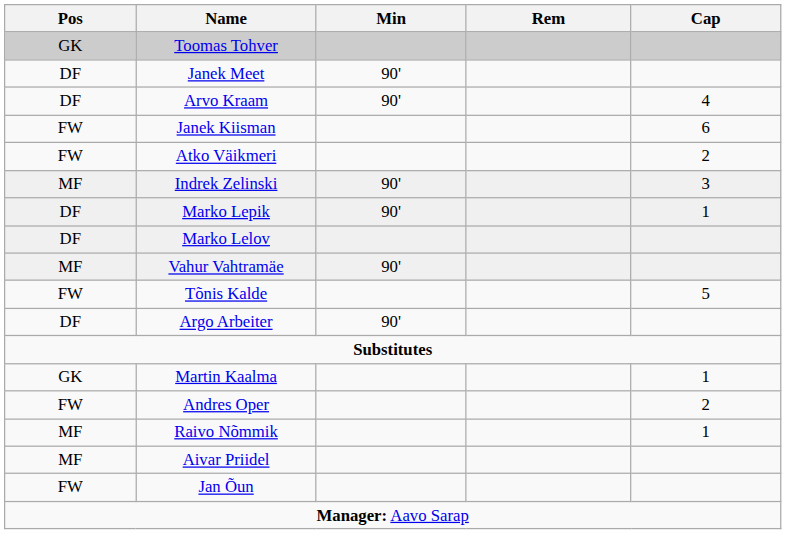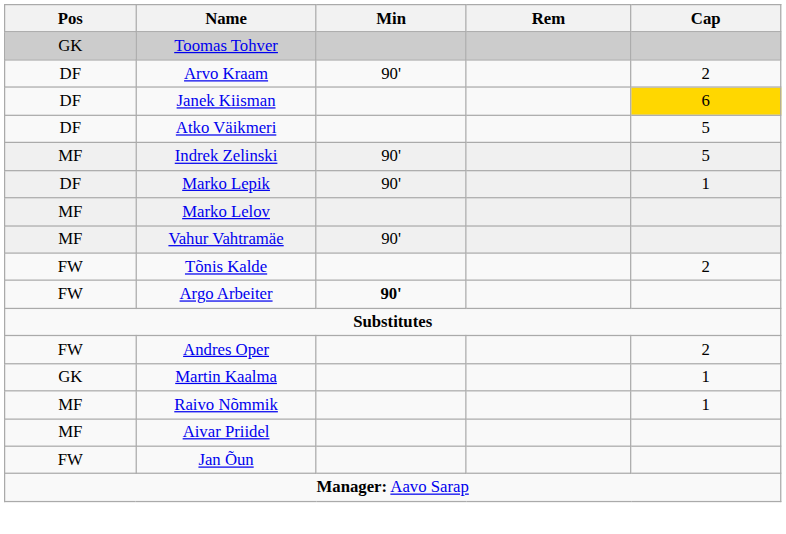- row: (226, 73)
(706, 100) 4 -> (706, 73) 2
(70, 128) FW -> (70, 100) DF
(706, 128) no background -> (706, 100) gold background
(70, 155) FW -> (70, 128) DF
(706, 155) 2 -> (706, 128) 5
(706, 183) 3 -> (706, 155) 5
(70, 238) DF -> (70, 211) MF
(706, 293) 5 -> (706, 266) 2
(70, 321) DF -> (70, 293) FW
(391, 321) normal -> (391, 293) bold
rows swapped: (226, 404) <-> (226, 376)
